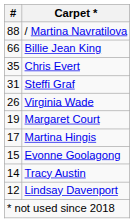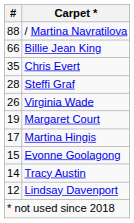(13, 84) 31 -> (13, 84) 28
